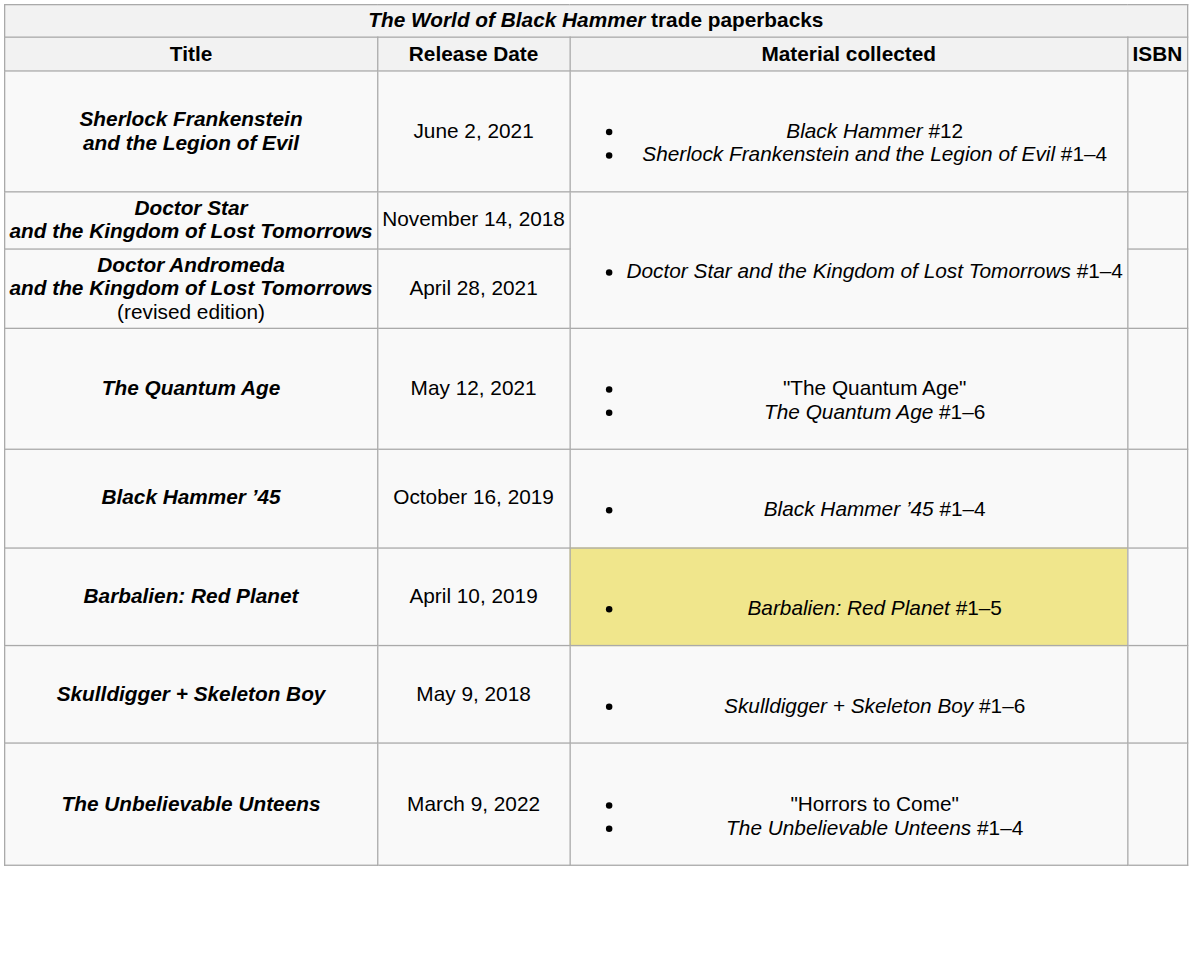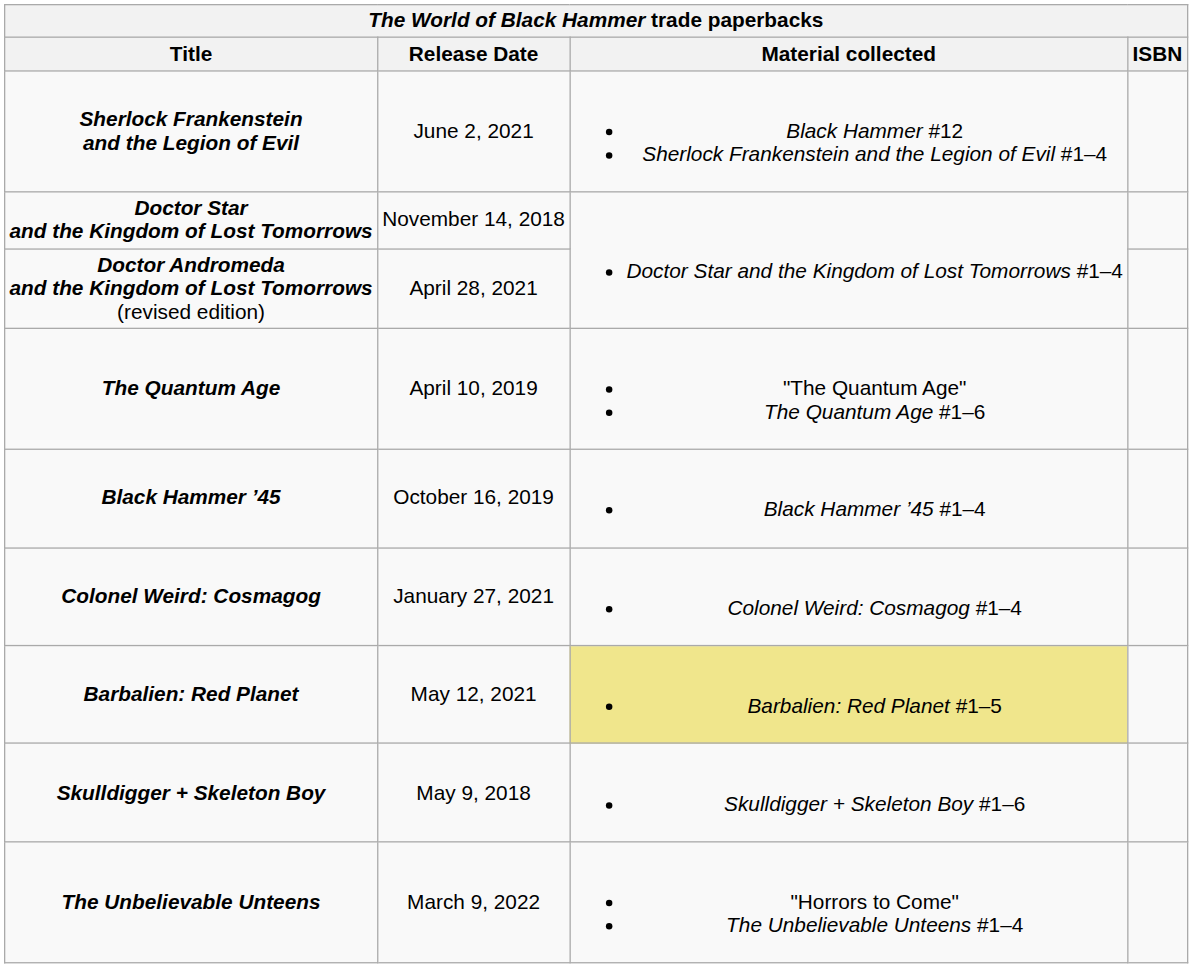(474, 388) May 12, 2021 -> (474, 388) April 10, 2019
+ row: (191, 596)
(474, 596) April 10, 2019 -> (474, 694) May 12, 2021
